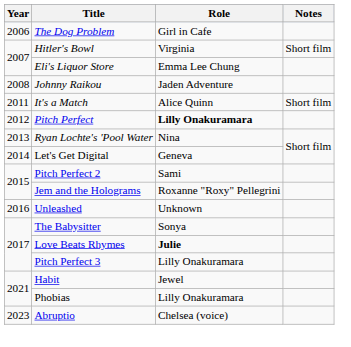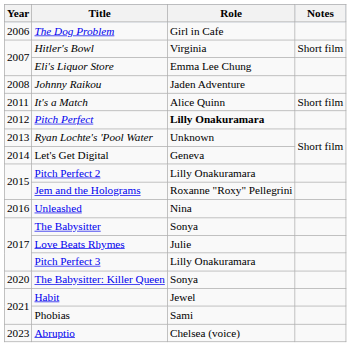(169, 137) Nina -> (192, 137) Unknown
(170, 173) Sami -> (213, 173) Lilly Onakuramara
(180, 208) Unknown -> (181, 208) Nina
(170, 244) bold -> (181, 244) normal
+ row: (100, 279)
(201, 297) Lilly Onakuramara -> (181, 315) Sami
